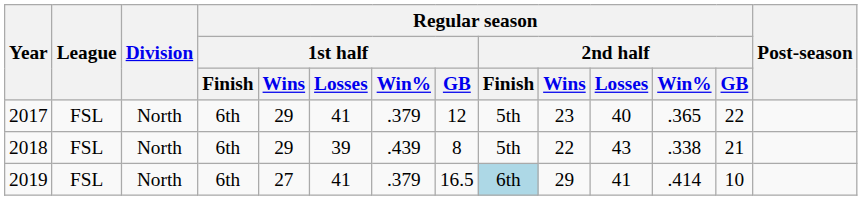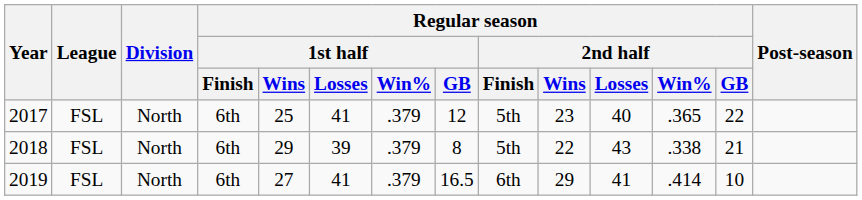(284, 116) 29 -> (284, 116) 25
(404, 147) .439 -> (404, 147) .379
(508, 179) lightblue background -> (508, 179) no background
